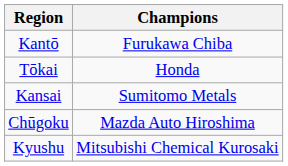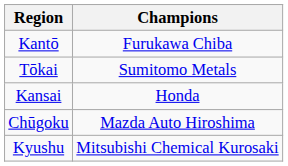(178, 69) Honda -> (177, 69) Sumitomo Metals
(177, 95) Sumitomo Metals -> (178, 95) Honda
